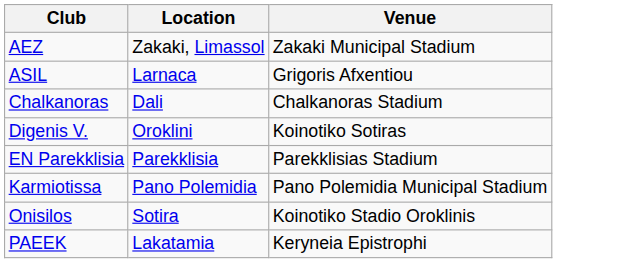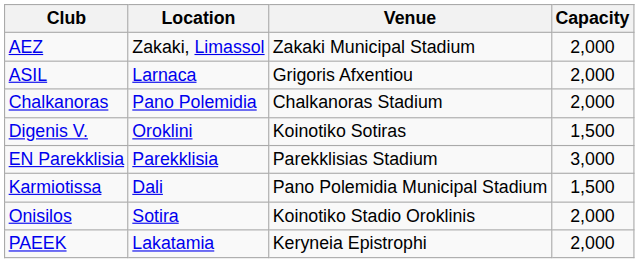+ column: (592, 18)
(148, 103) Dali -> (195, 103) Pano Polemidia
(195, 187) Pano Polemidia -> (148, 187) Dali
